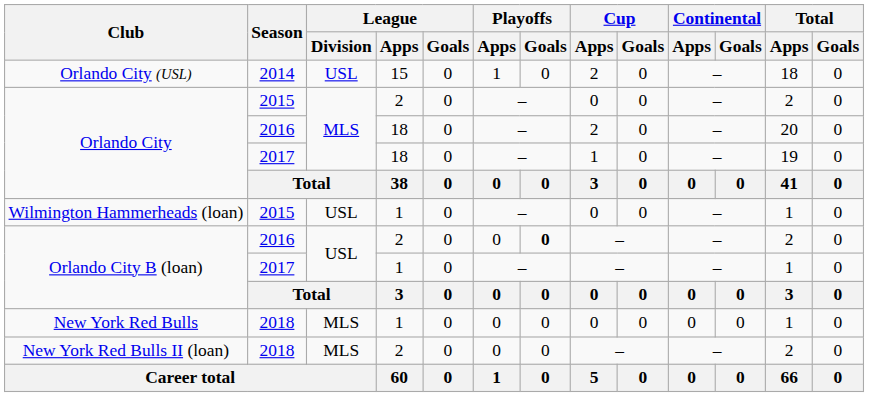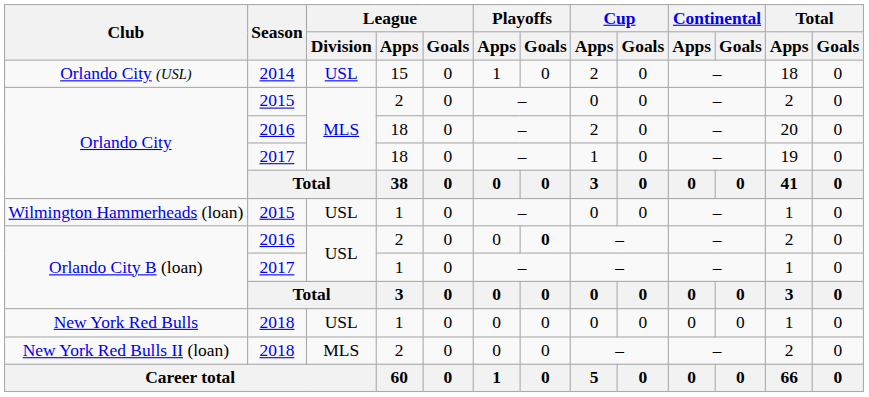(341, 322) MLS -> (341, 322) USL
